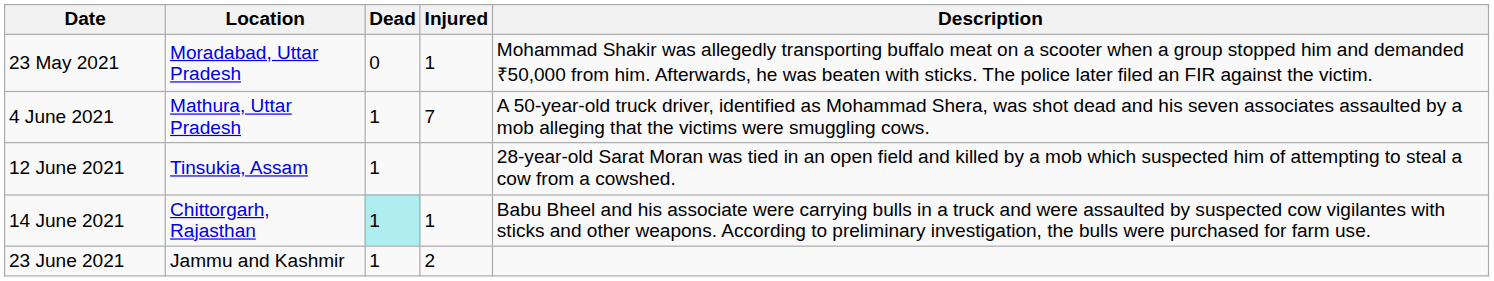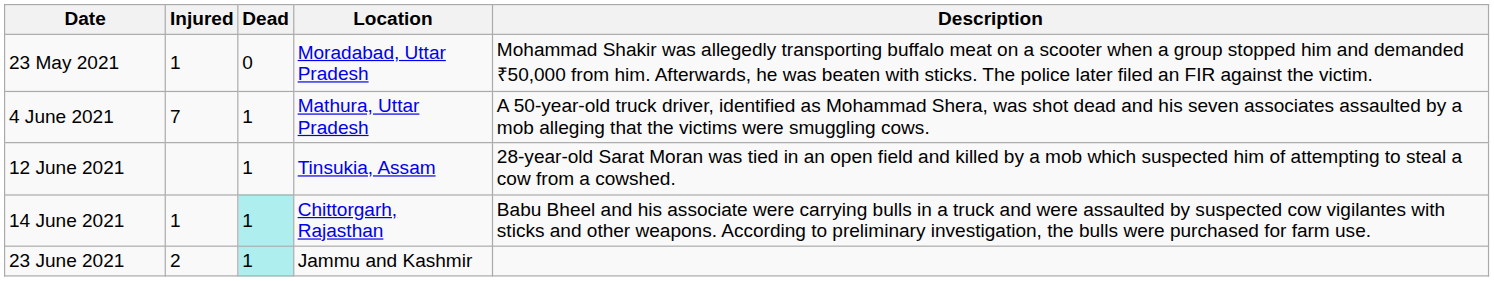columns swapped: (265, 19) <-> (456, 19)
(375, 261) no background -> (248, 261) paleturquoise background
